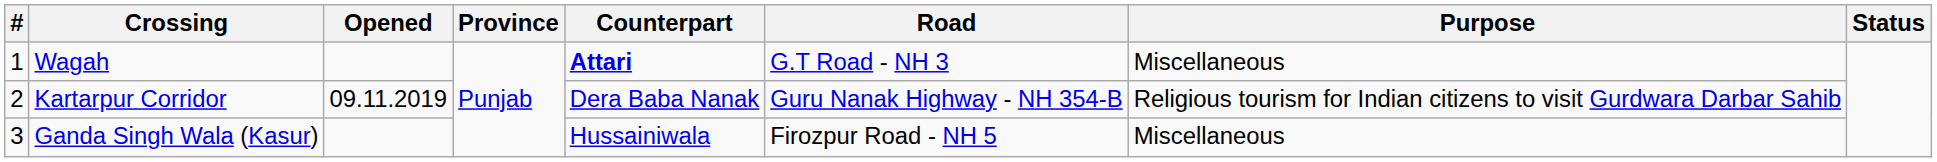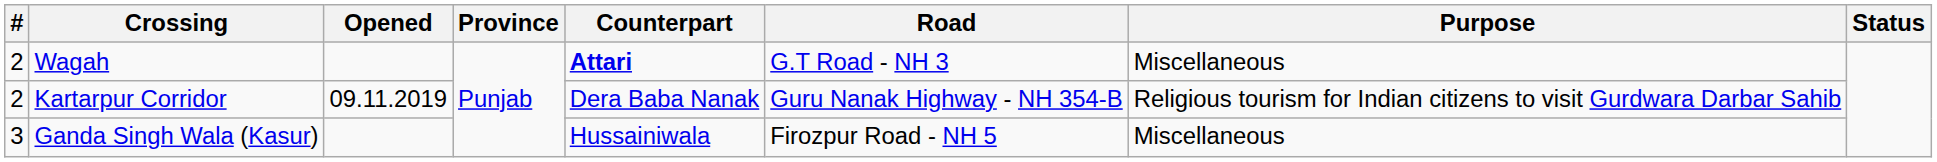(17, 61) 1 -> (17, 61) 2
